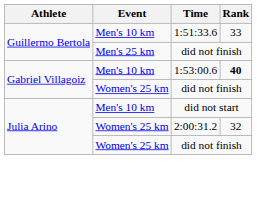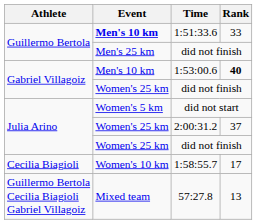(125, 33) normal -> (127, 33) bold
(125, 108) Men's 10 km -> (129, 108) Women's 5 km
(236, 126) 32 -> (236, 126) 37
+ row: (43, 164)
+ row: (49, 196)
